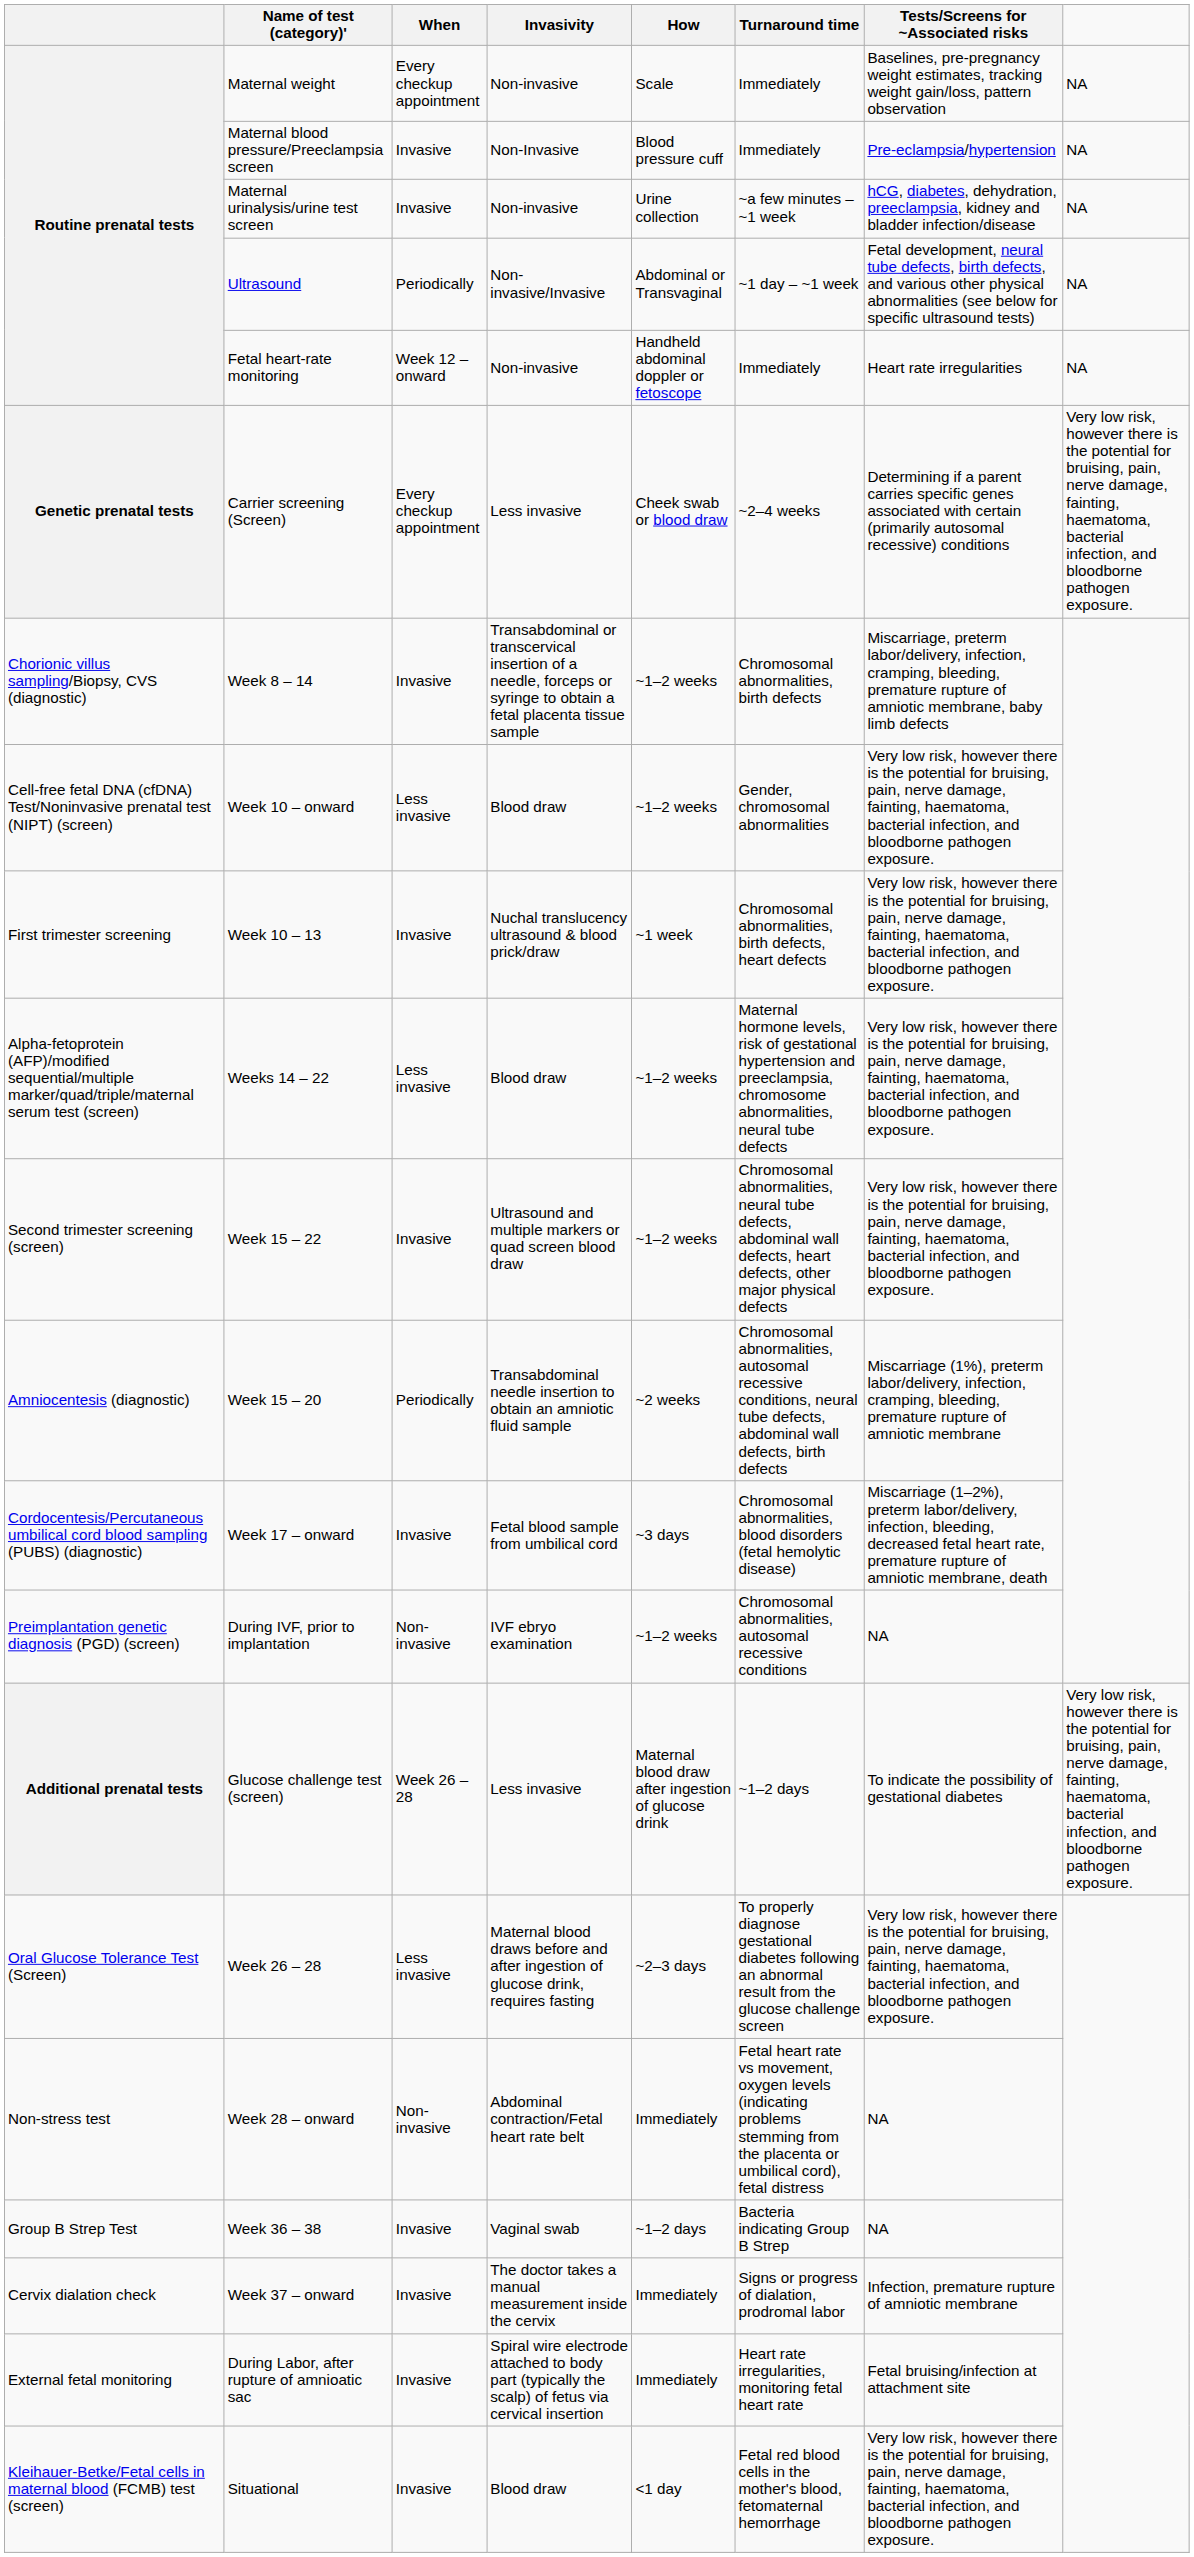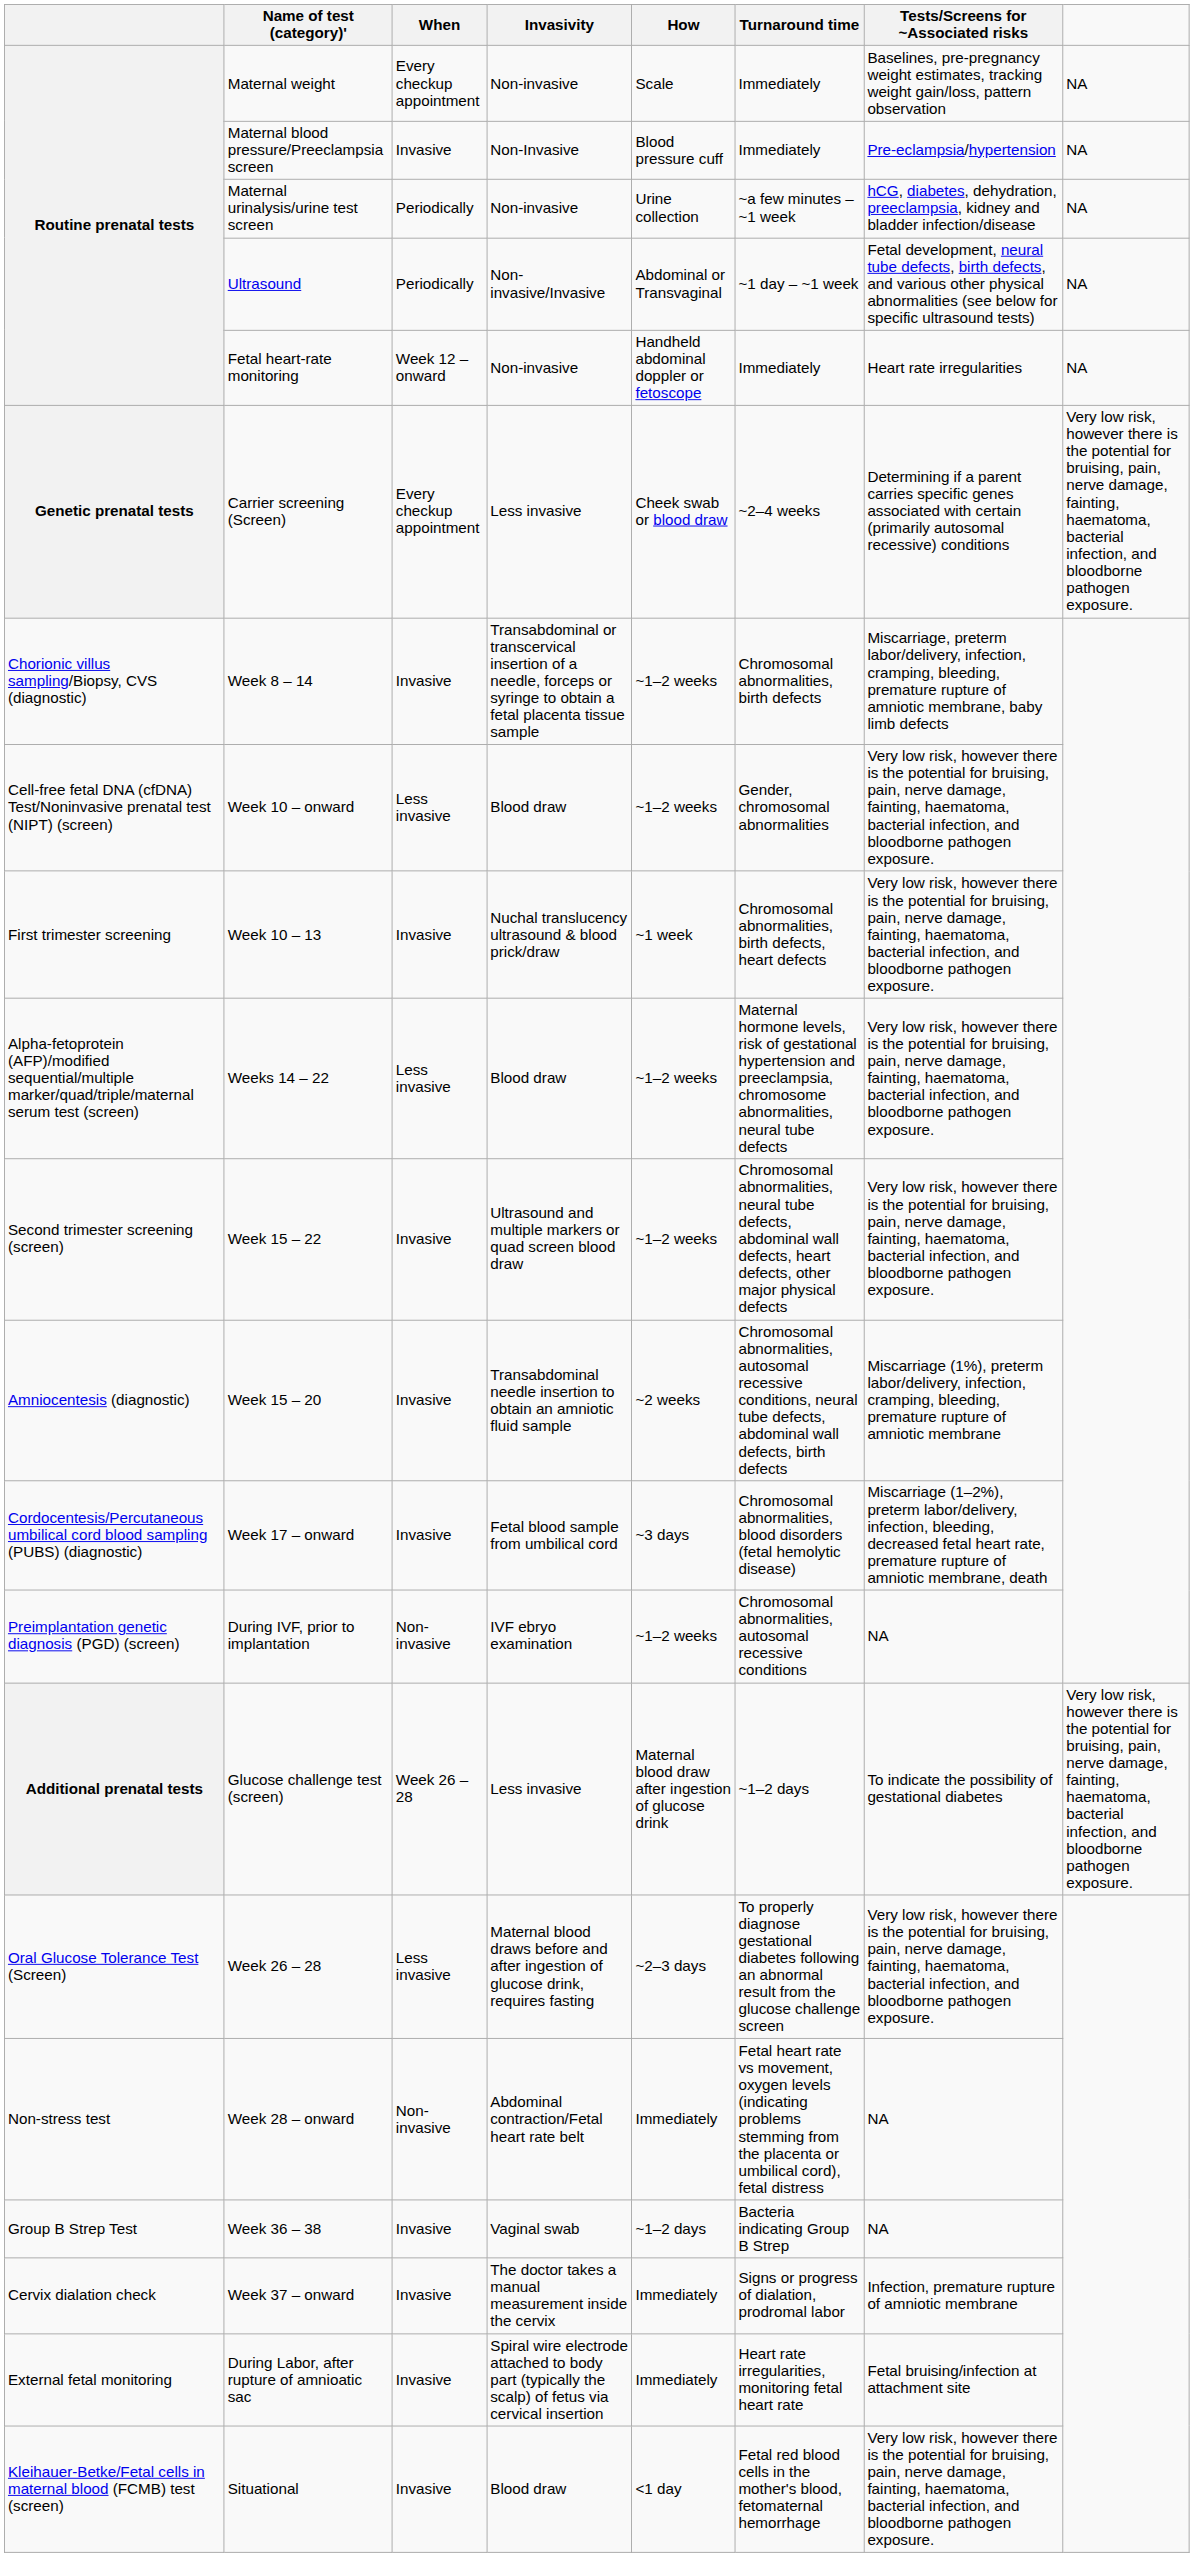(424, 208) Invasive -> (435, 208) Periodically
(435, 1400) Periodically -> (424, 1400) Invasive
